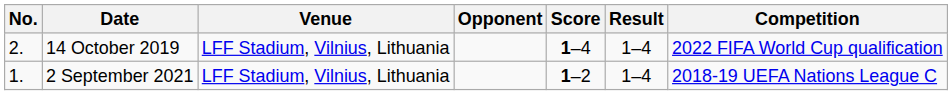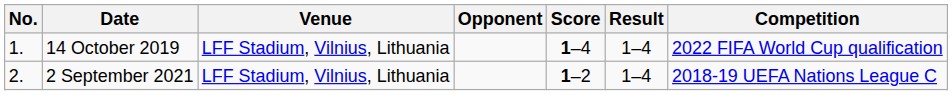(16, 47) 2. -> (16, 47) 1.
(16, 76) 1. -> (16, 76) 2.
